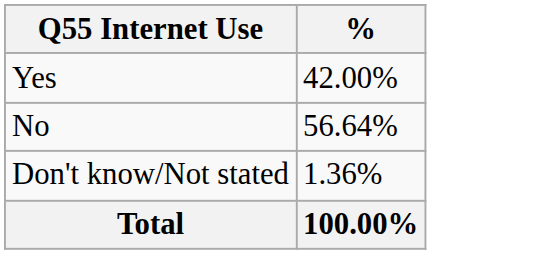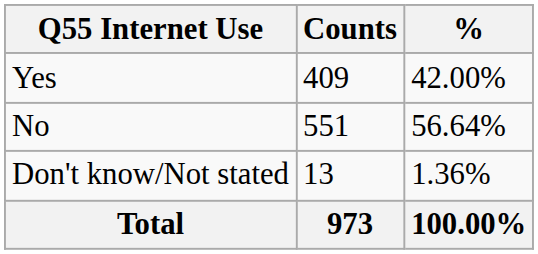+ column: (350, 28)
